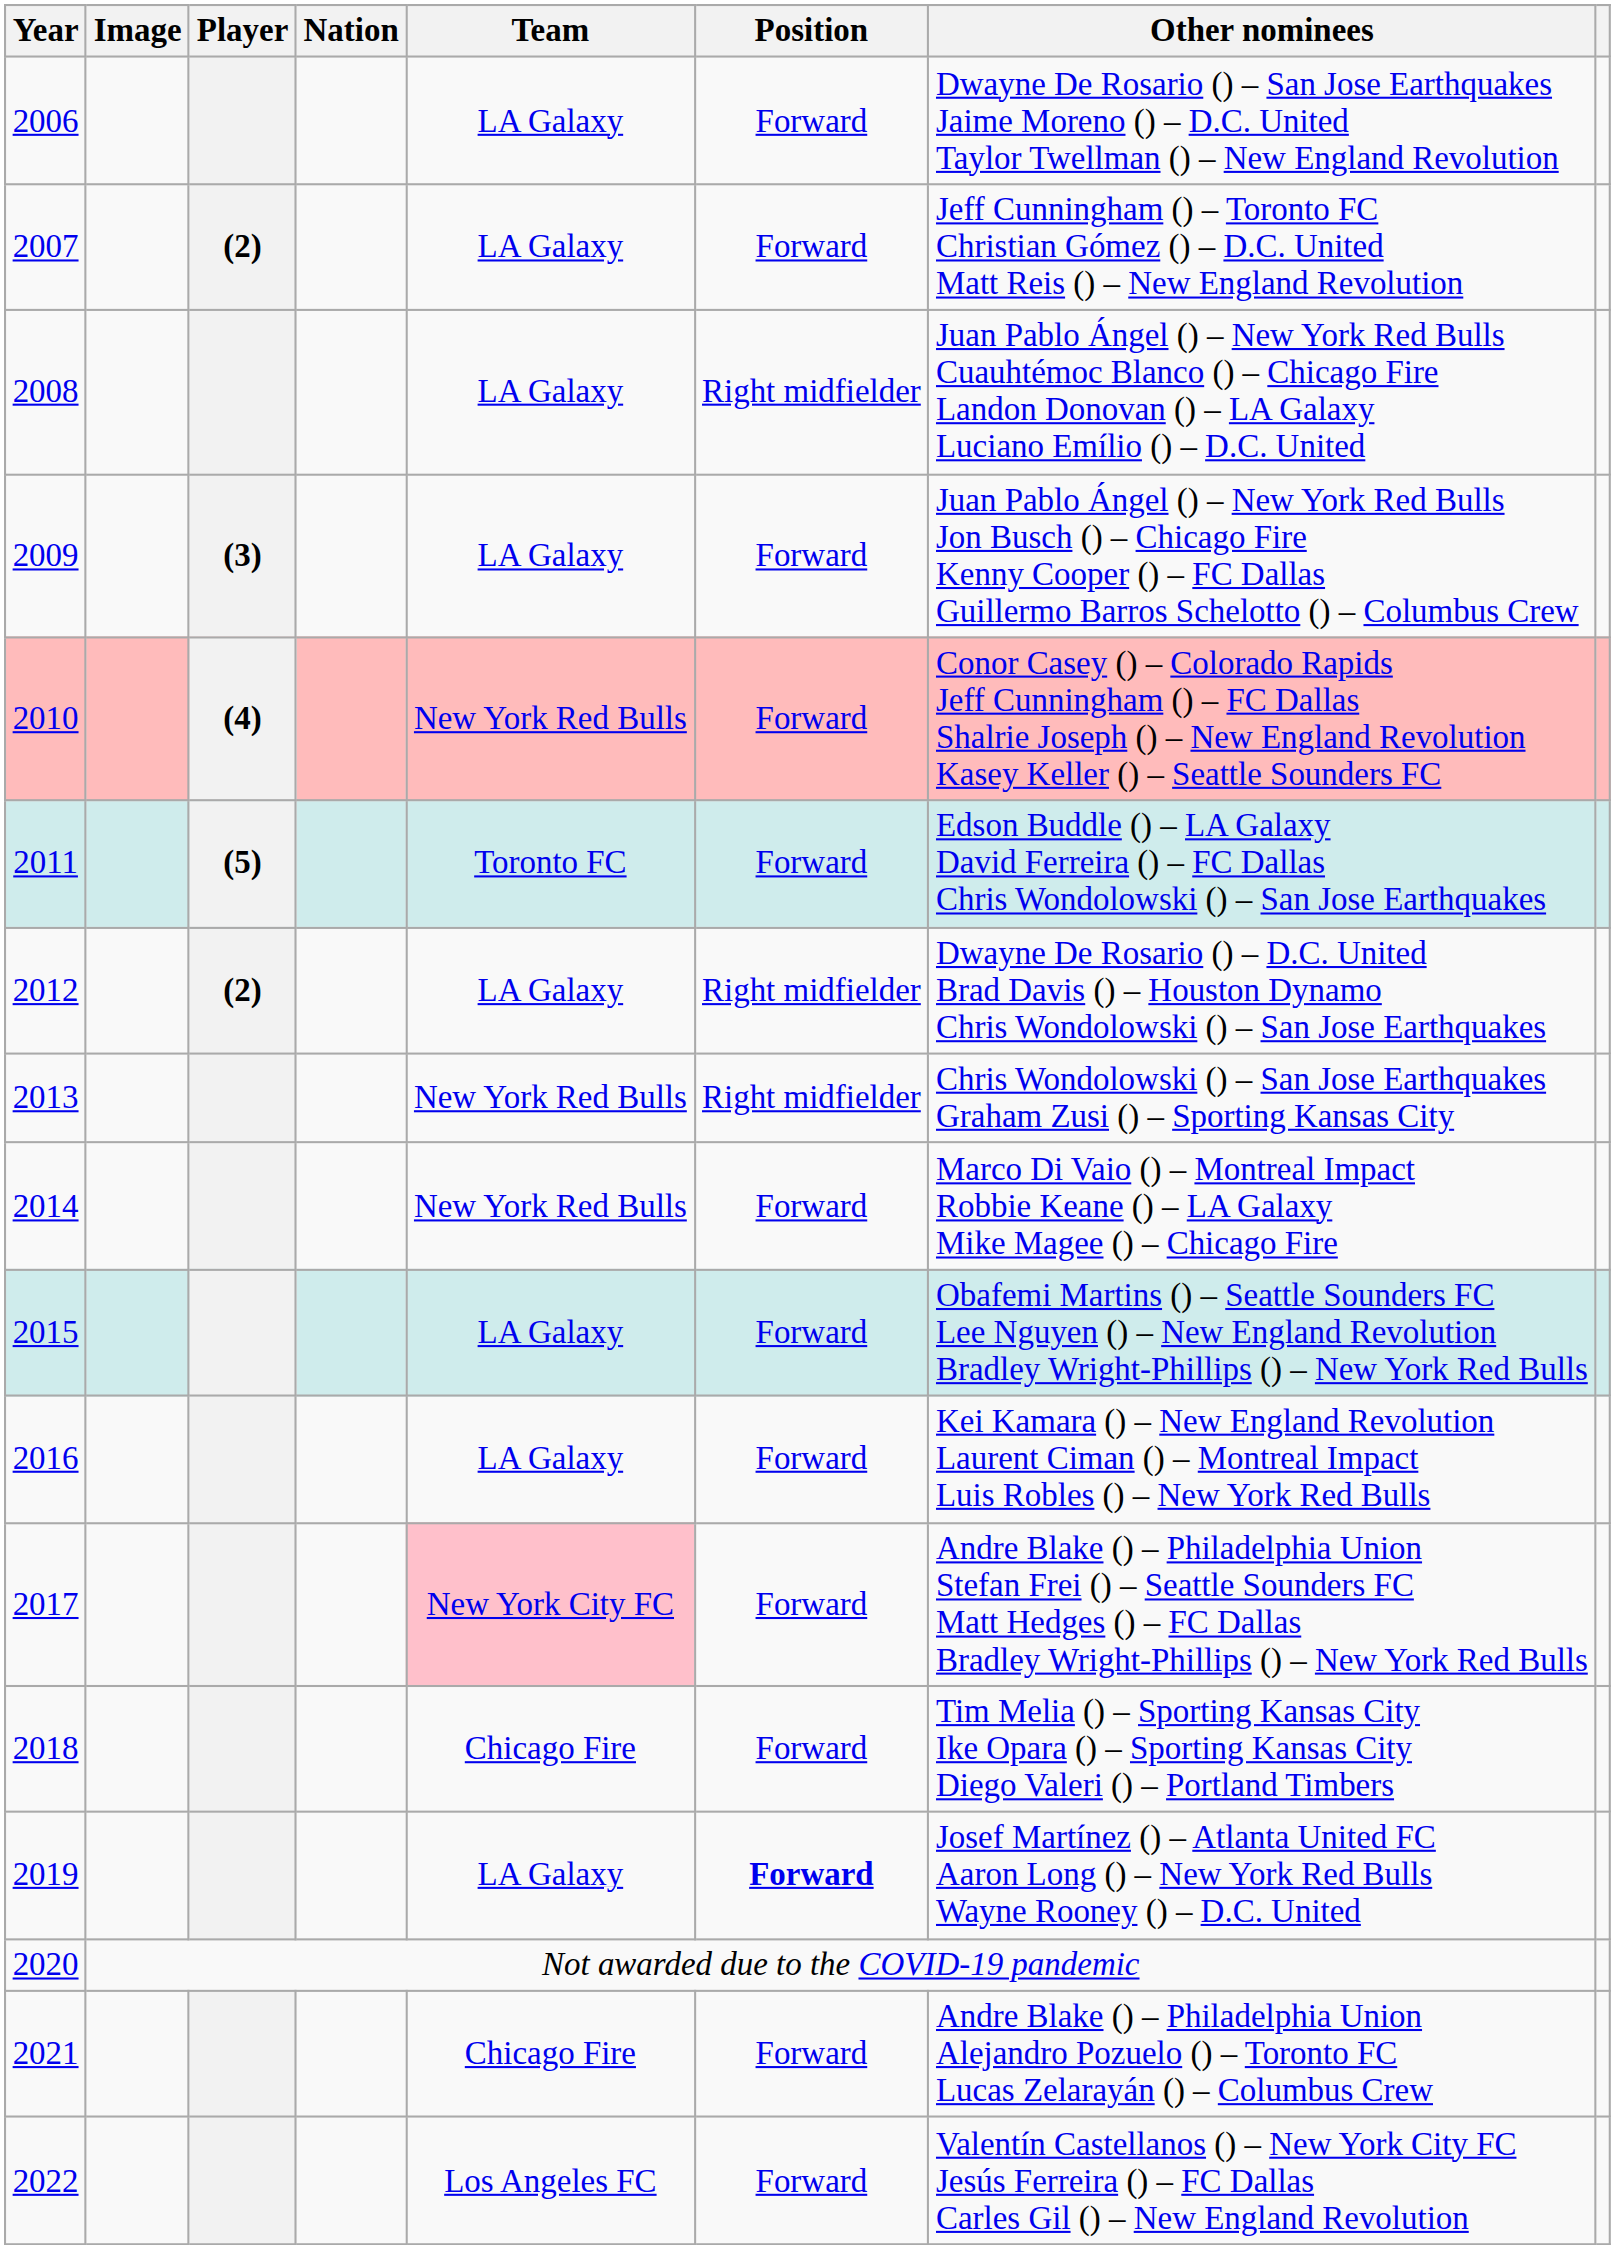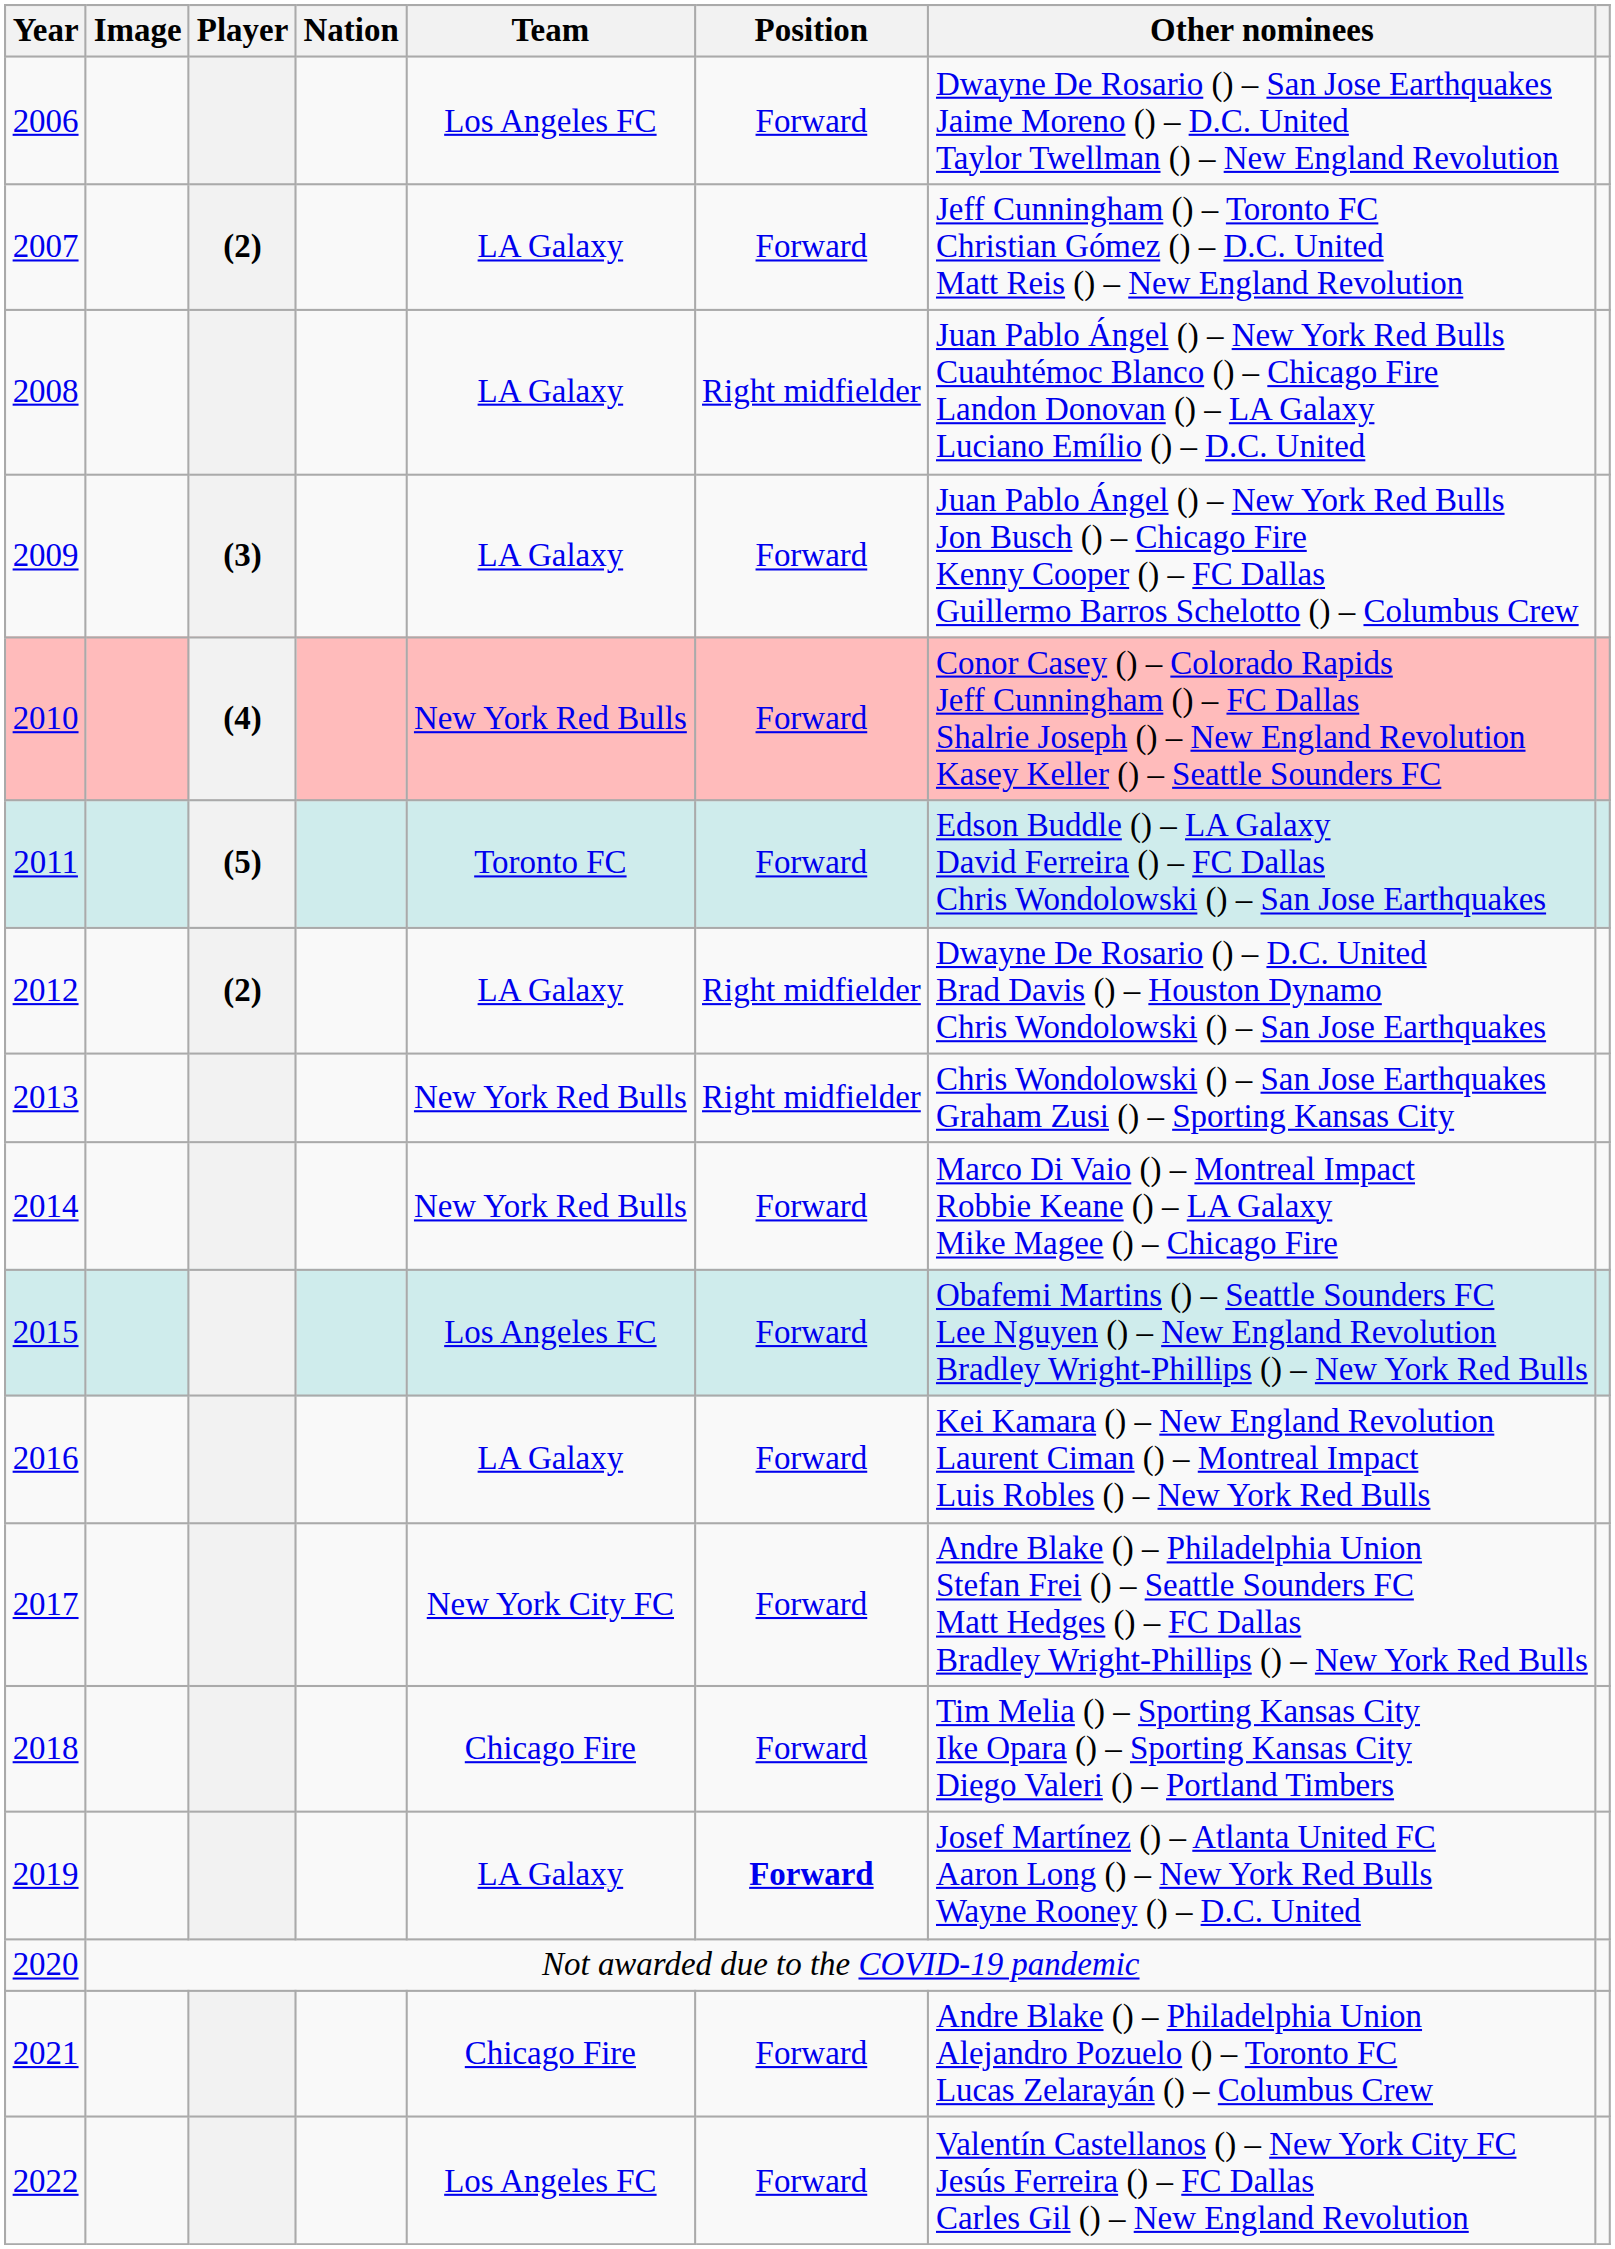(550, 119) LA Galaxy -> (550, 119) Los Angeles FC
(550, 1332) LA Galaxy -> (550, 1332) Los Angeles FC
(550, 1603) pink background -> (550, 1603) no background
